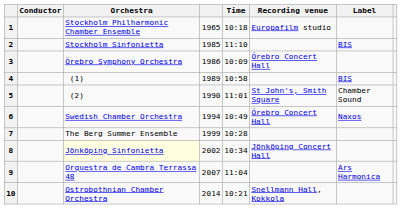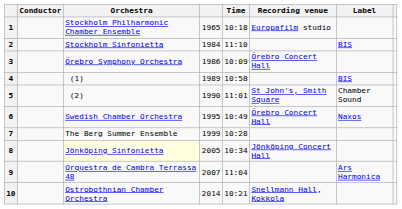(211, 45) 1985 -> (211, 45) 1984
(211, 117) 1994 -> (211, 117) 1995
(211, 151) 2002 -> (211, 151) 2005
